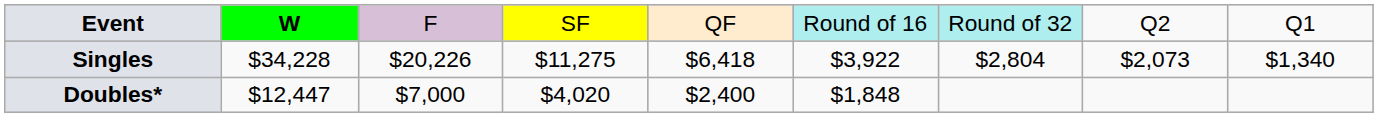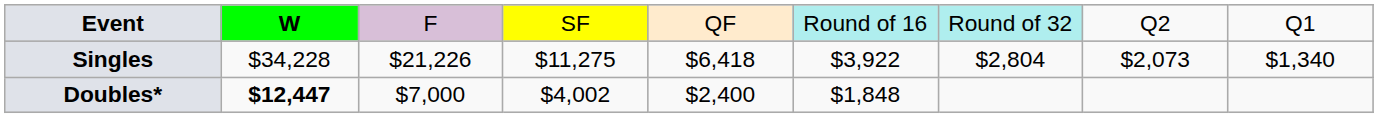(430, 59) $20,226 -> (430, 59) $21,226
(289, 95) normal -> (289, 95) bold
(575, 95) $4,020 -> (575, 95) $4,002
